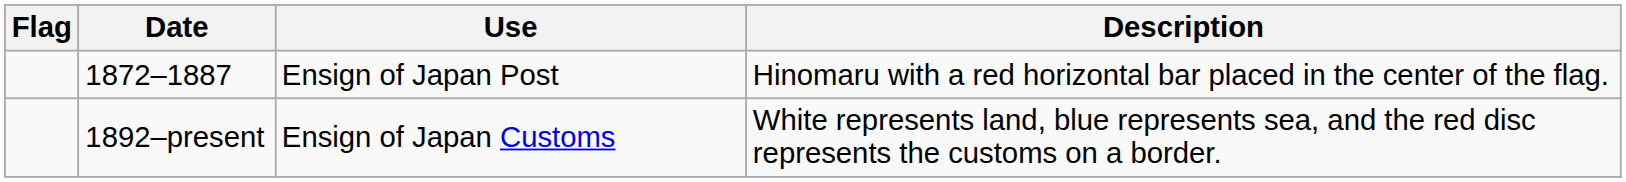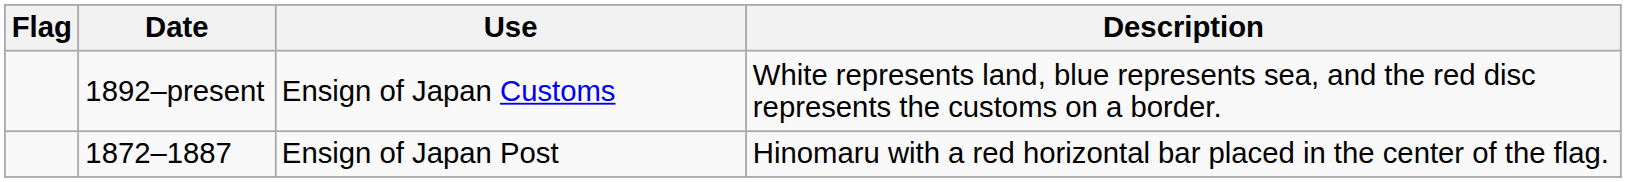rows swapped: (159, 74) <-> (175, 137)
